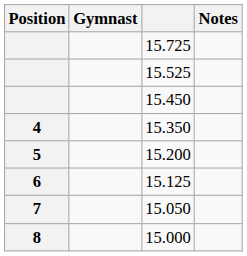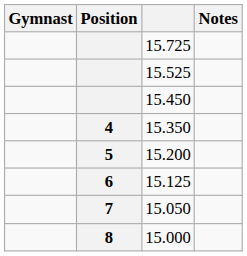columns swapped: (37, 18) <-> (105, 18)
